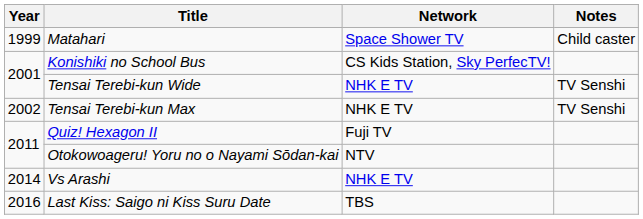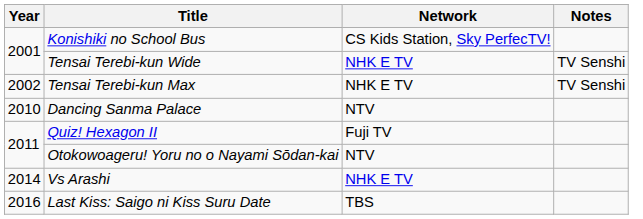- row: (76, 39)
+ row: (124, 109)
